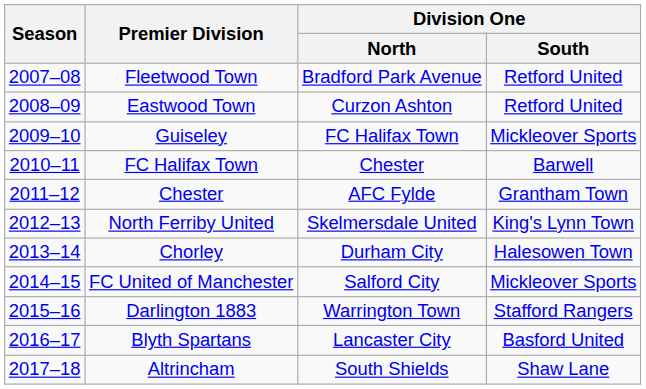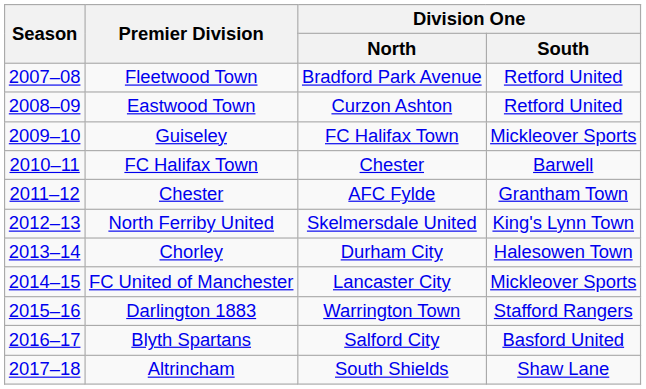(392, 281) Salford City -> (392, 281) Lancaster City
(392, 340) Lancaster City -> (392, 340) Salford City
